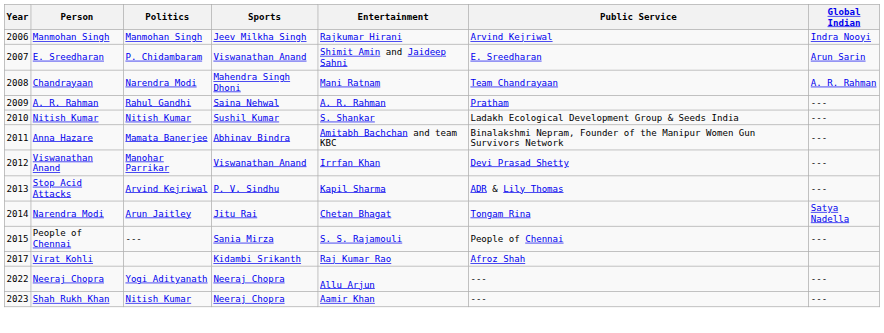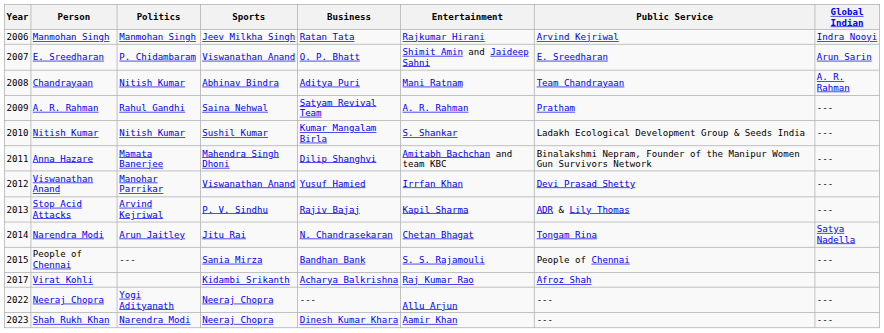+ column: (349, 17)
(161, 83) Narendra Modi -> (152, 83) Nitish Kumar
(252, 83) Mahendra Singh Dhoni -> (241, 83) Abhinav Bindra
(252, 138) Abhinav Bindra -> (241, 159) Mahendra Singh Dhoni
(158, 299) Nitish Kumar -> (155, 320) Narendra Modi
